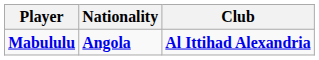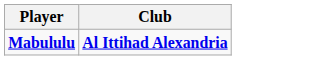- column: (120, 17)
